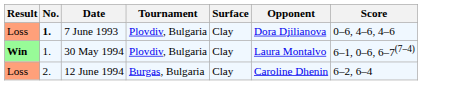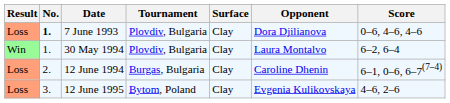(17, 50) bold -> (16, 49) normal
(374, 50) 6–1, 0–6, 6–7(7–4) -> (380, 49) 6–2, 6–4
(353, 70) 6–2, 6–4 -> (401, 68) 6–1, 0–6, 6–7(7–4)
+ row: (94, 88)
